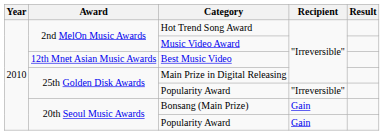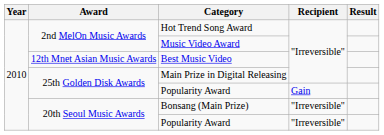(318, 91) "Irreversible" -> (301, 91) Gain
(301, 106) Gain -> (318, 106) "Irreversible"
(301, 122) Gain -> (318, 122) "Irreversible"
